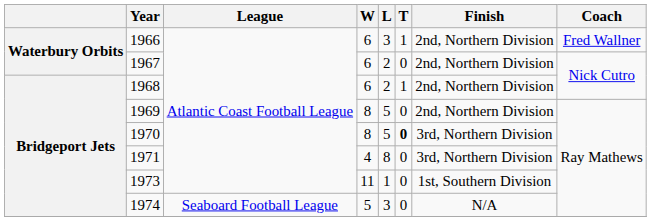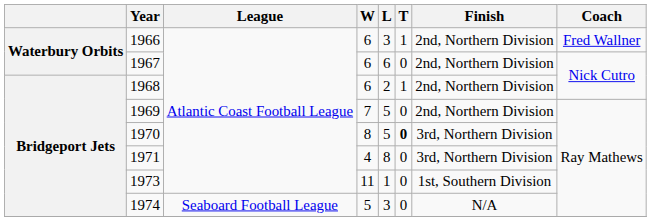(387, 63) 2 -> (387, 63) 6
(367, 110) 8 -> (367, 110) 7
